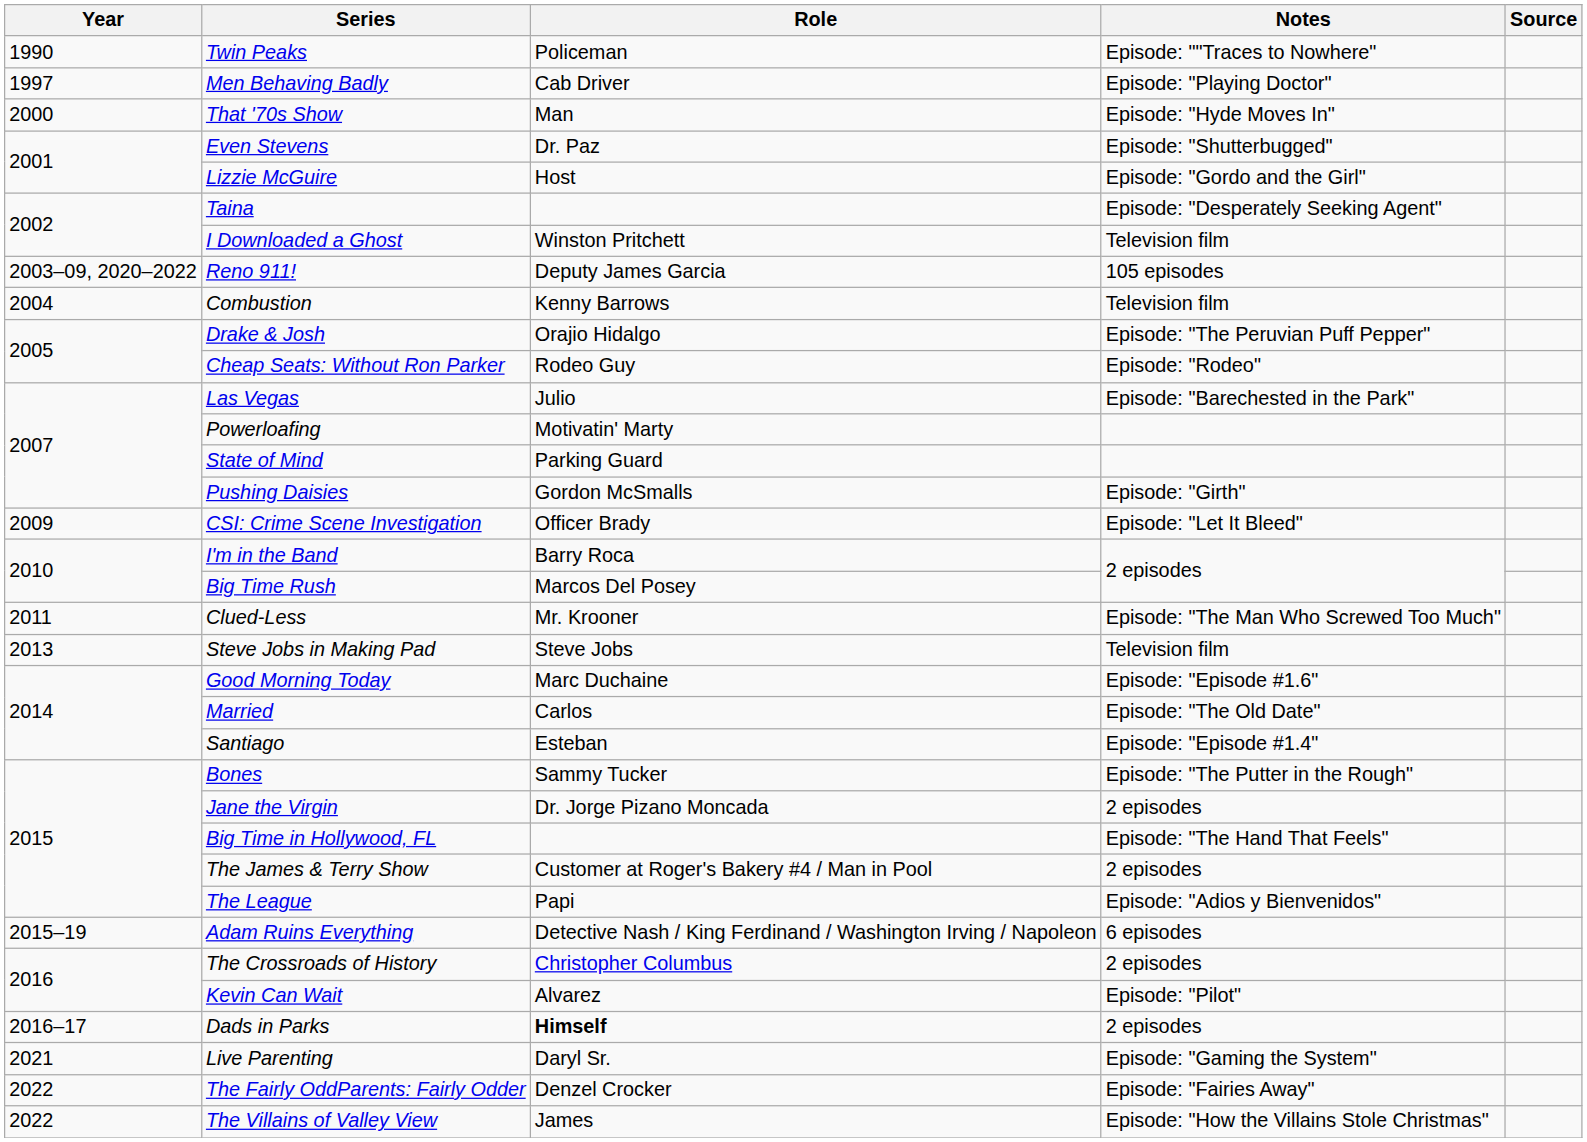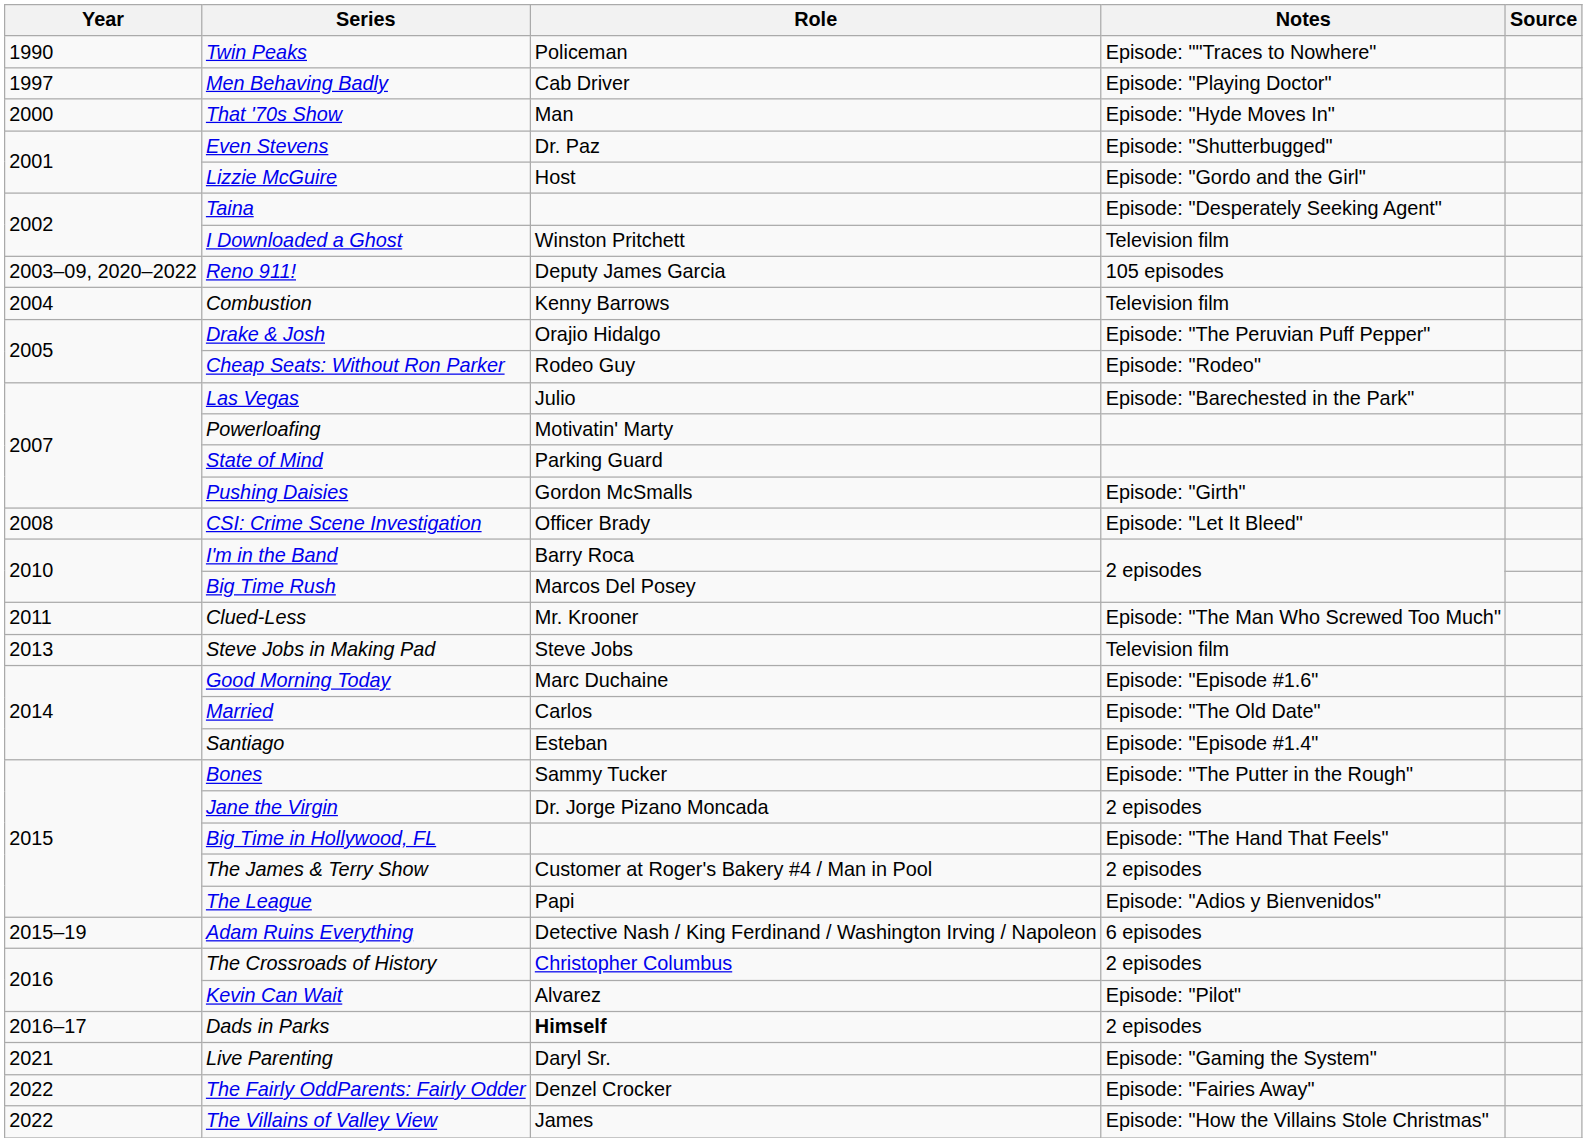(31, 523) 2009 -> (31, 523) 2008
